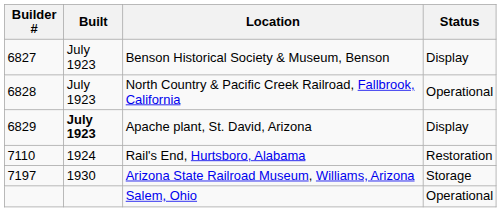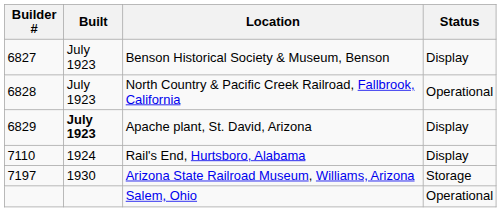(459, 155) Restoration -> (447, 155) Display
